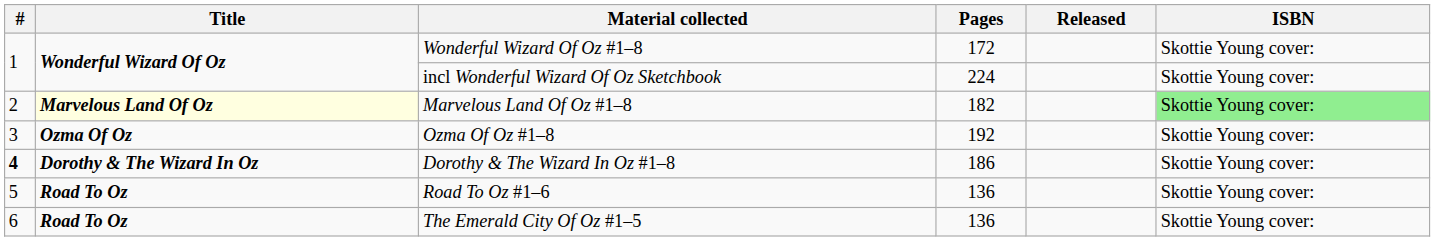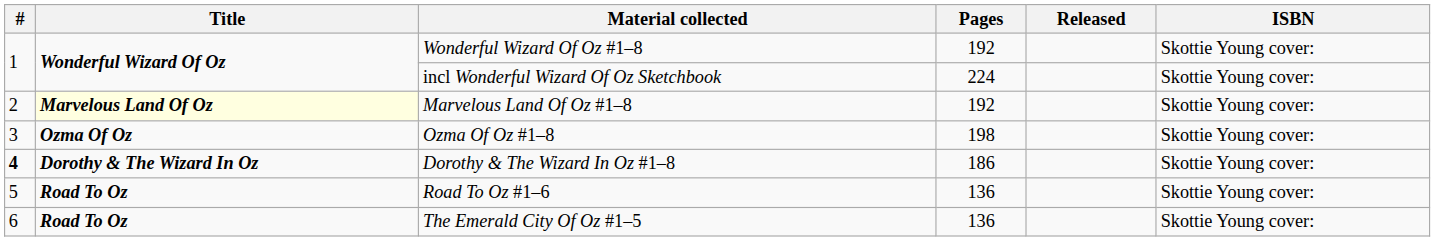(981, 47) 172 -> (981, 47) 192
(981, 105) 182 -> (981, 105) 192
(1237, 105) lightgreen background -> (1237, 105) no background
(981, 134) 192 -> (981, 134) 198
